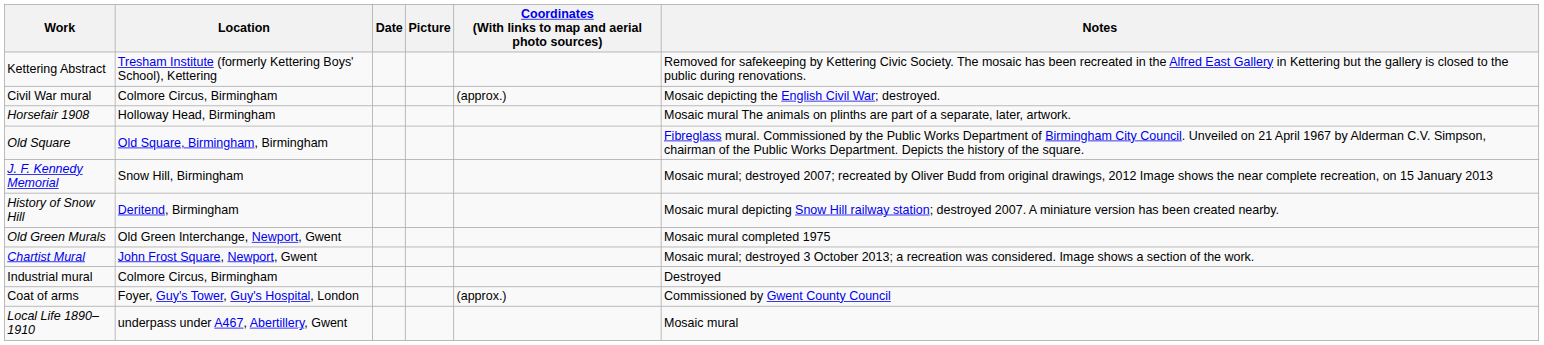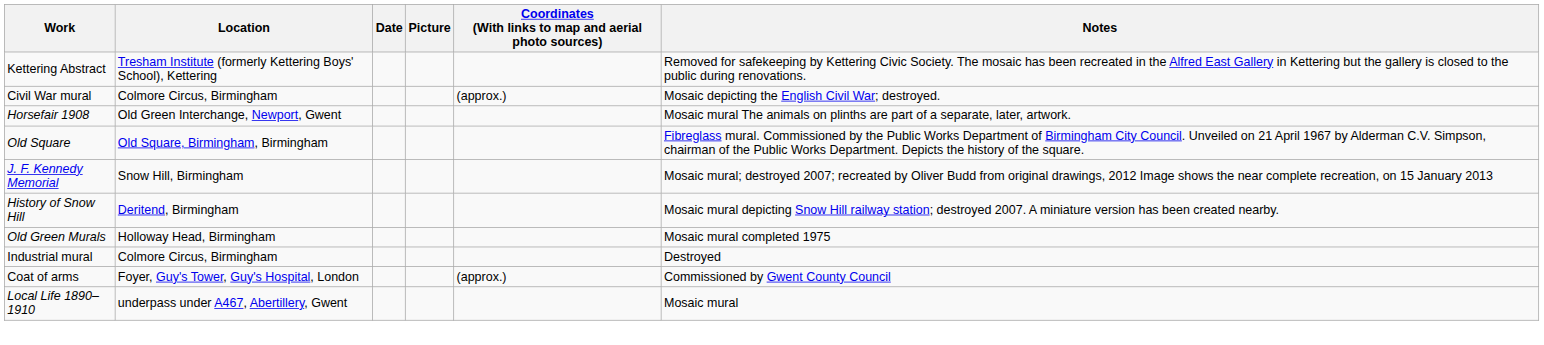(197, 115) Holloway Head, Birmingham -> (230, 115) Old Green Interchange, Newport, Gwent
(230, 237) Old Green Interchange, Newport, Gwent -> (197, 237) Holloway Head, Birmingham
- row: (46, 256)
